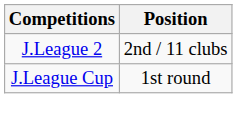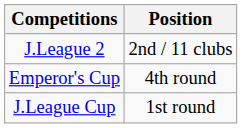+ row: (64, 78)
